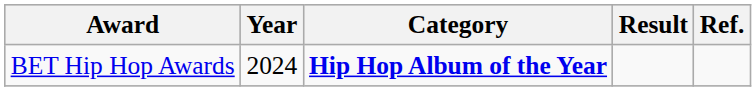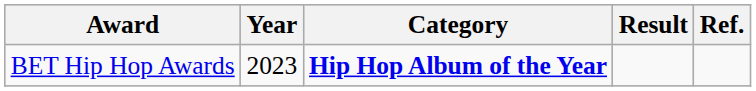(272, 65) 2024 -> (272, 65) 2023
